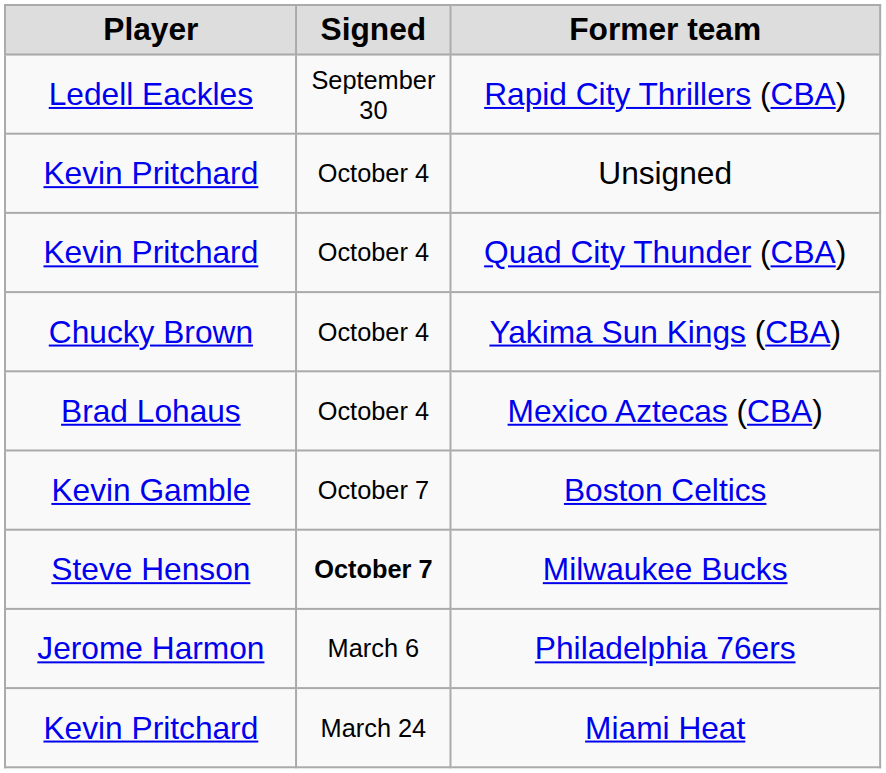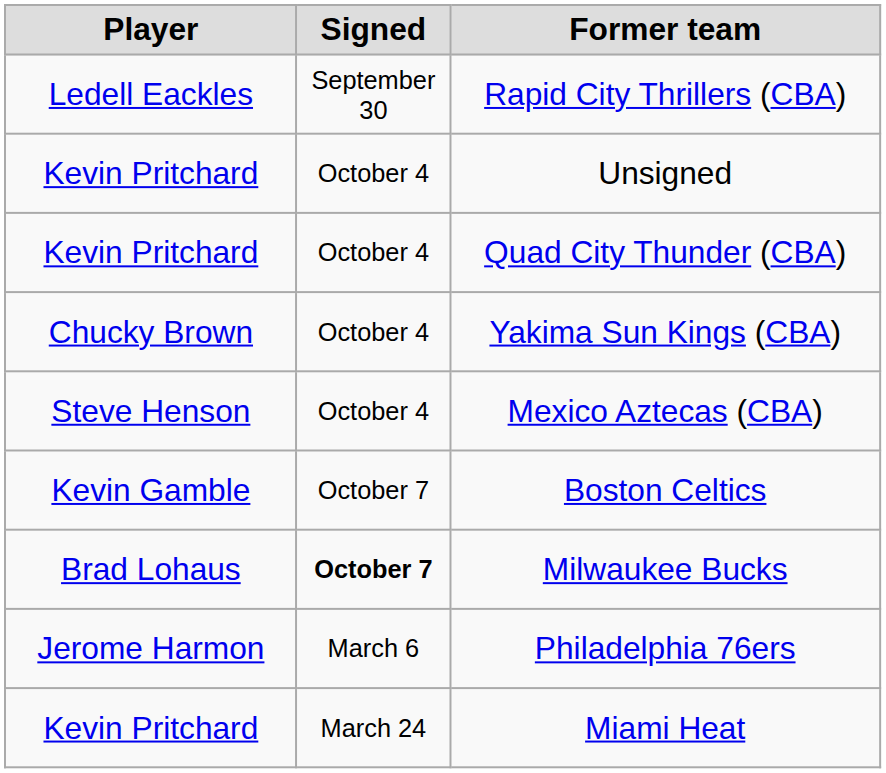(151, 411) Brad Lohaus -> (151, 411) Steve Henson
(151, 569) Steve Henson -> (151, 569) Brad Lohaus
